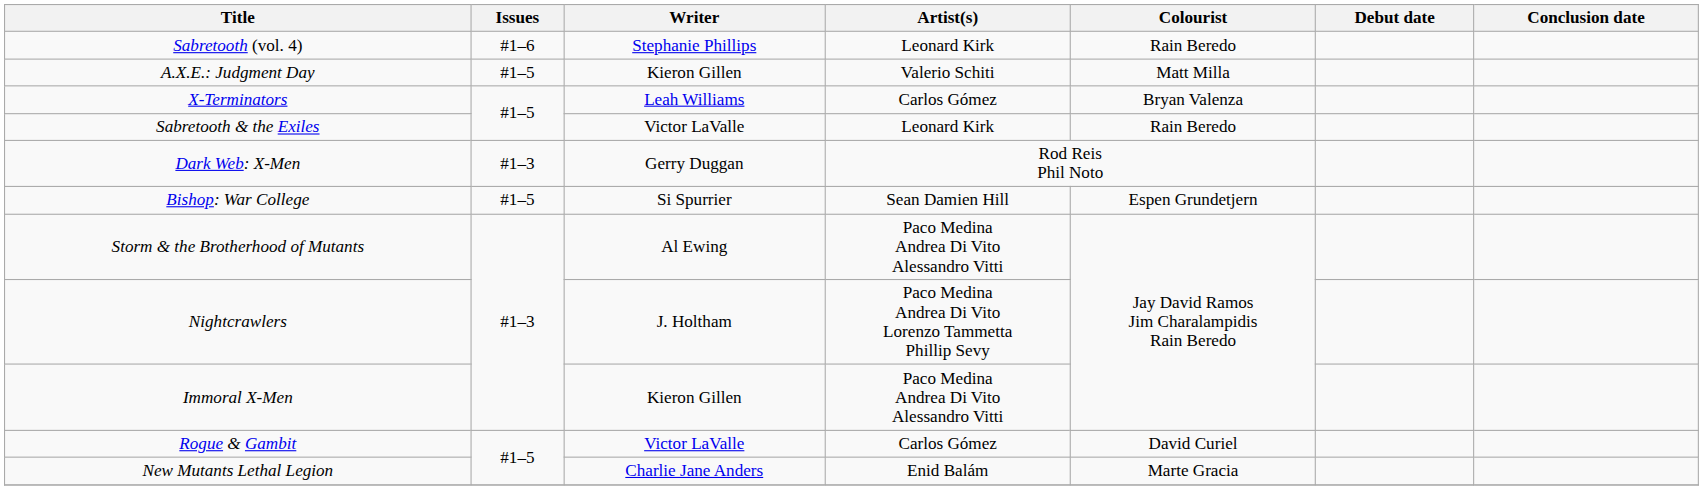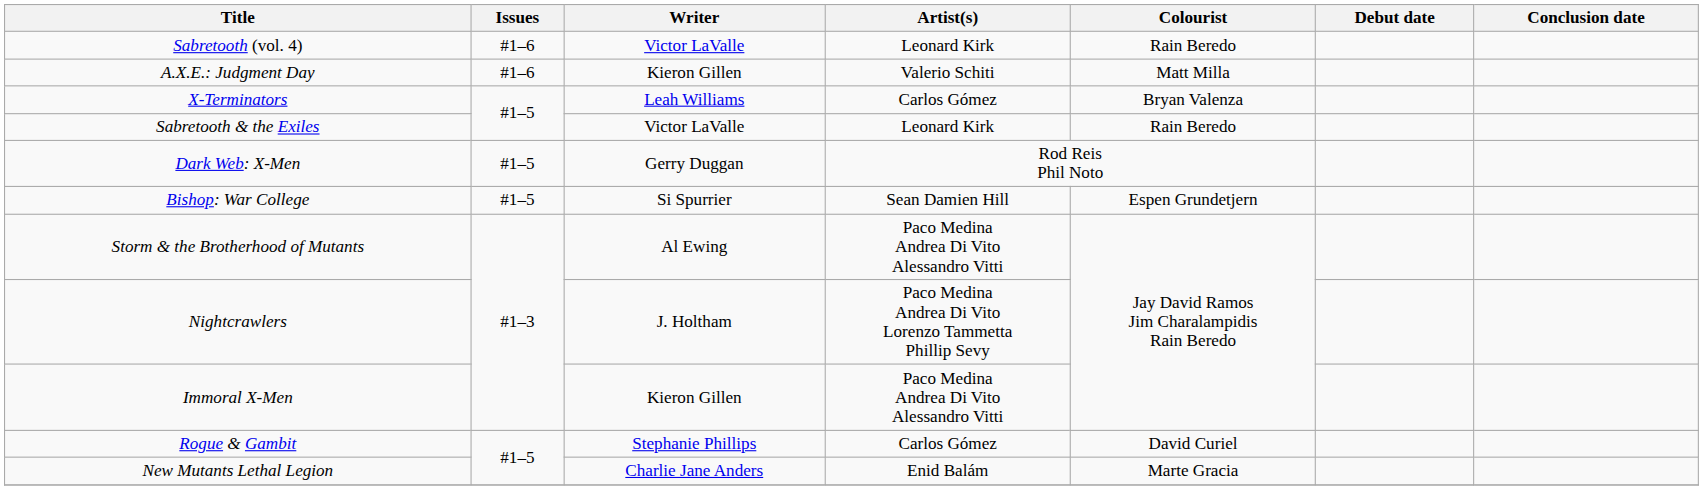(694, 45) Stephanie Phillips -> (694, 45) Victor LaValle
(517, 72) #1–5 -> (517, 72) #1–6
(517, 163) #1–3 -> (517, 163) #1–5
(694, 443) Victor LaValle -> (694, 443) Stephanie Phillips
